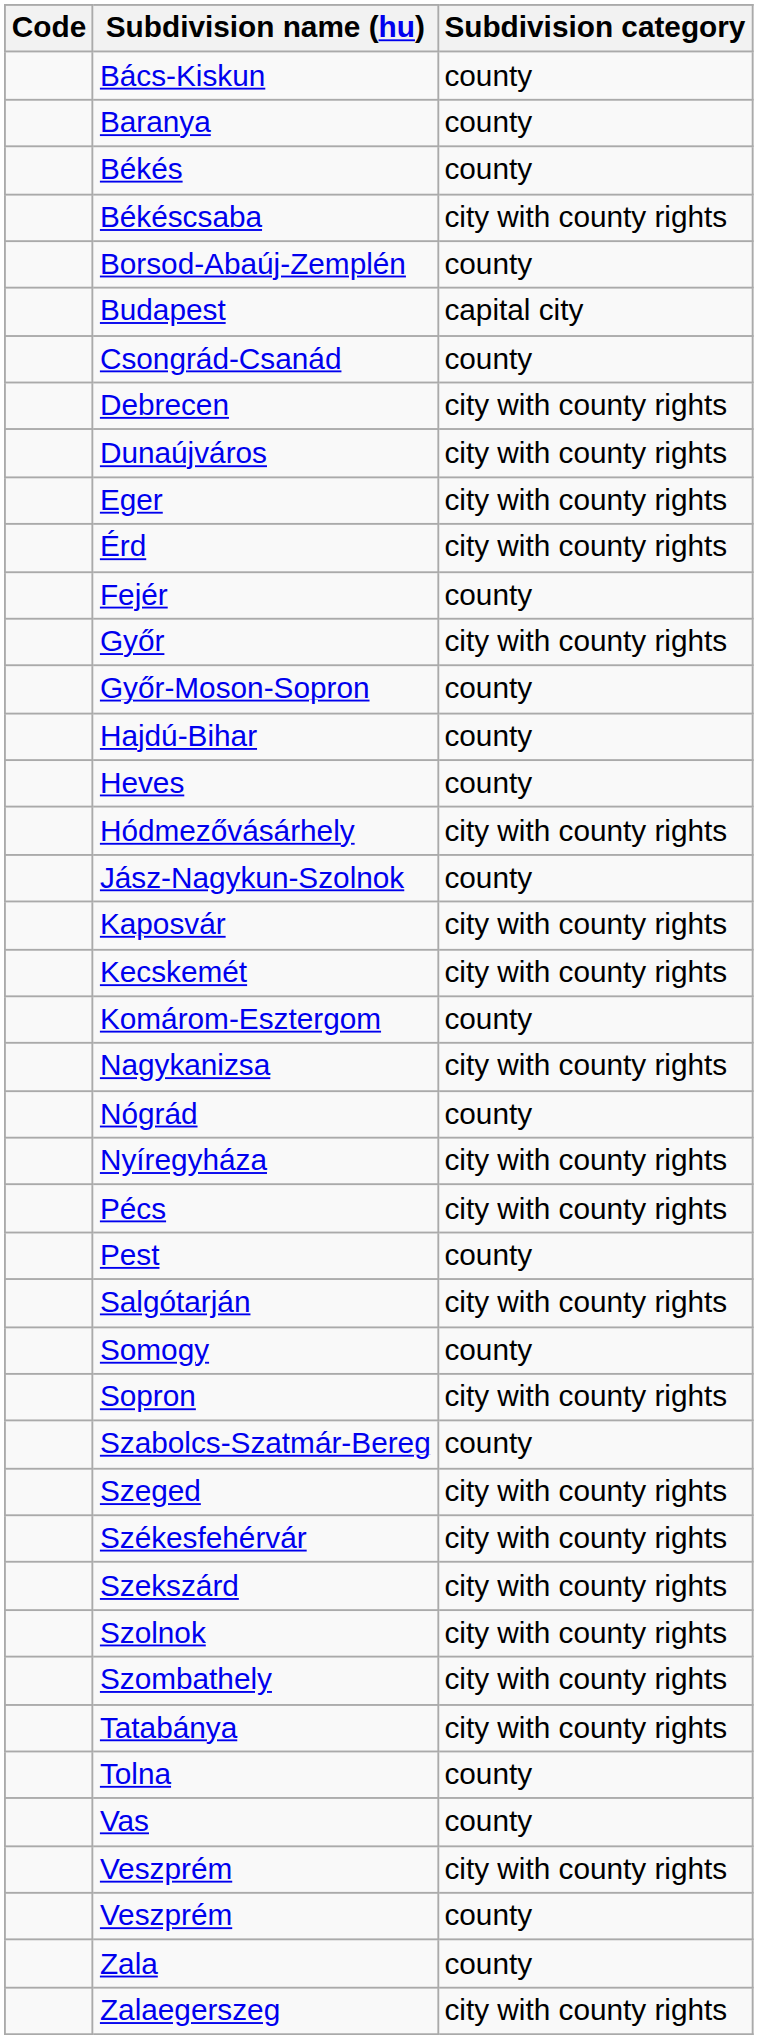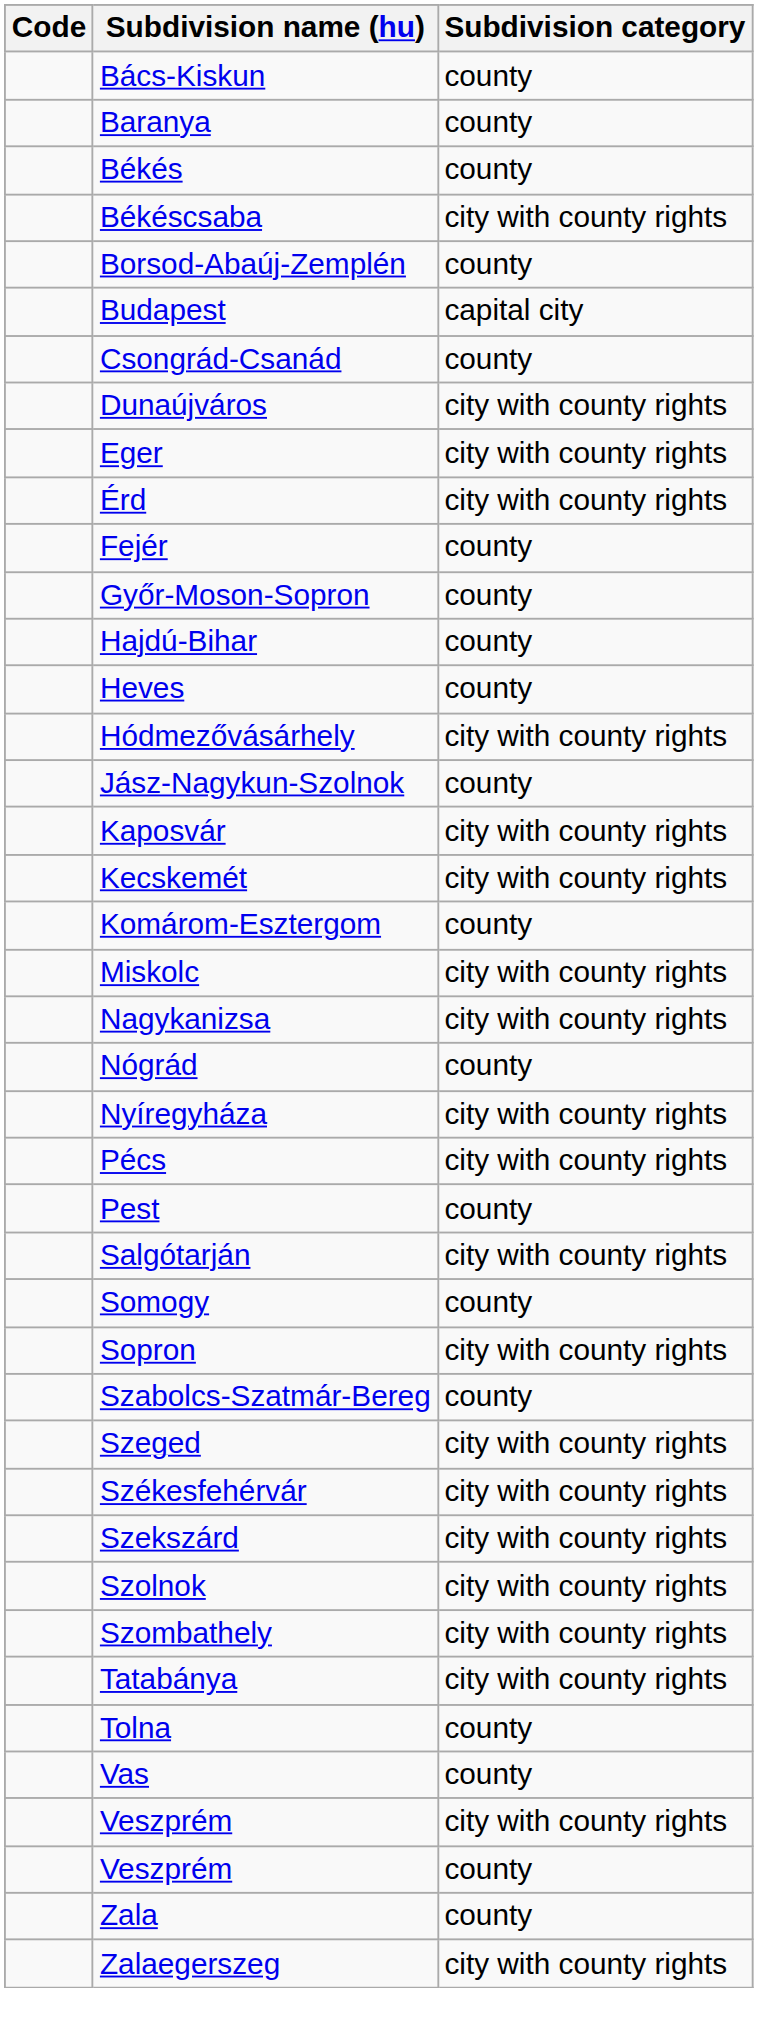- row: (164, 405)
- row: (132, 641)
+ row: (150, 972)
